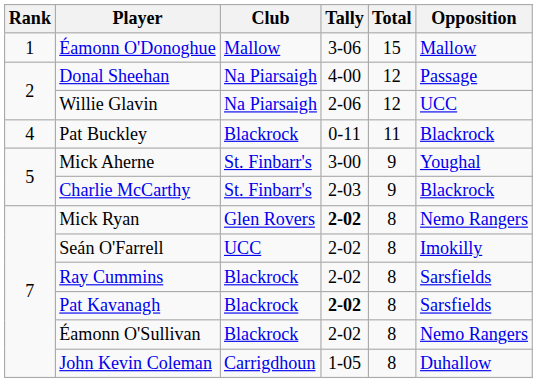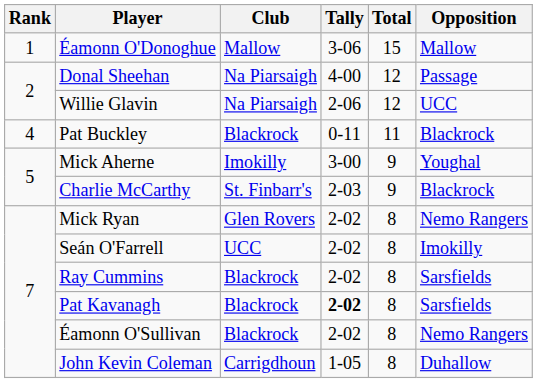(268, 162) St. Finbarr's -> (255, 162) Imokilly
(345, 219) bold -> (345, 219) normal
